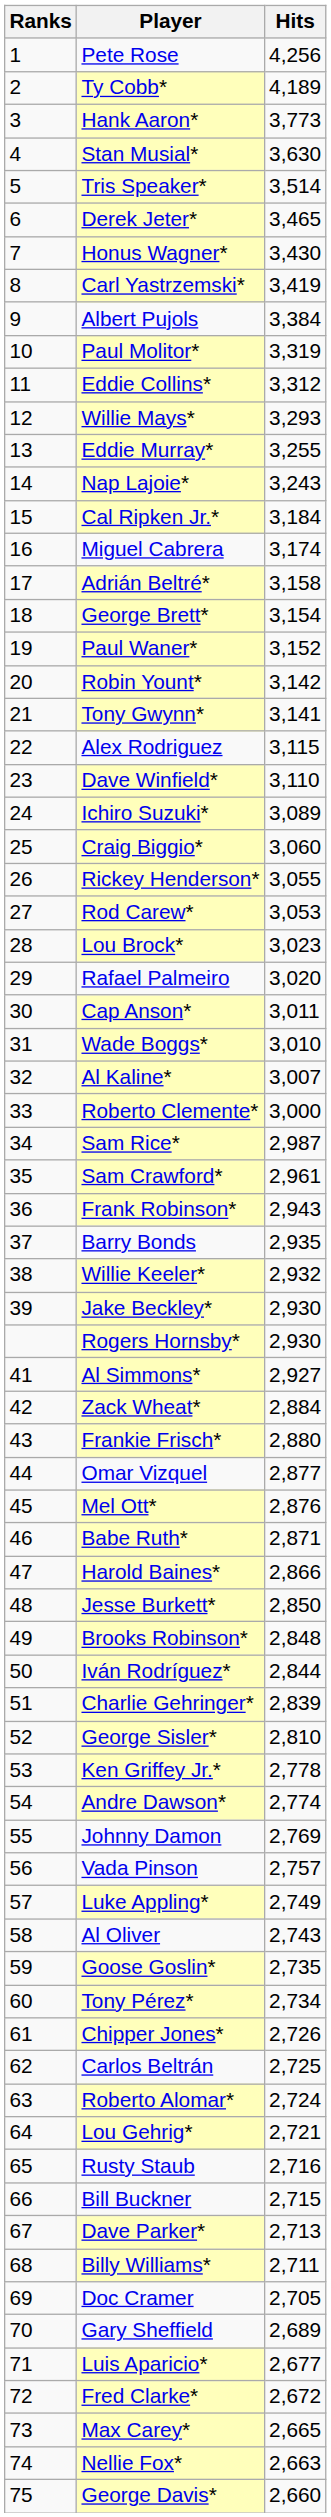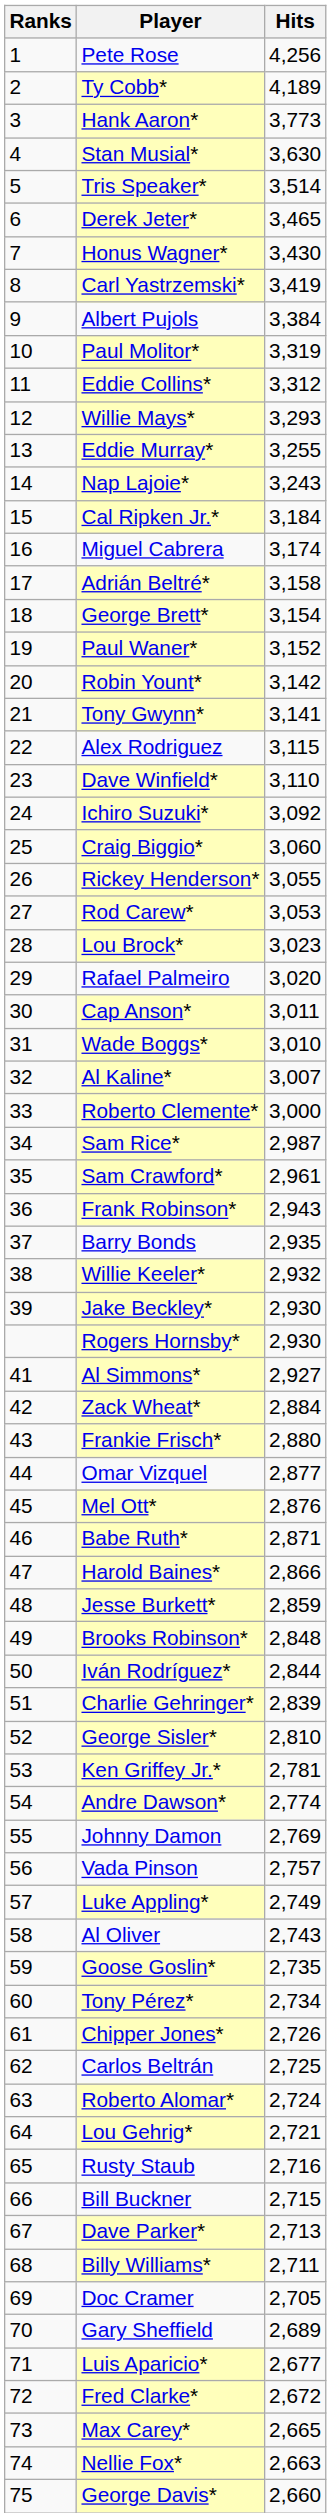(295, 813) 3,089 -> (295, 813) 3,092
(295, 1605) 2,850 -> (295, 1605) 2,859
(295, 1770) 2,778 -> (295, 1770) 2,781
